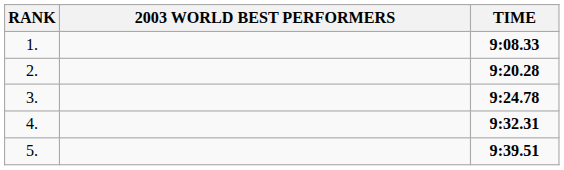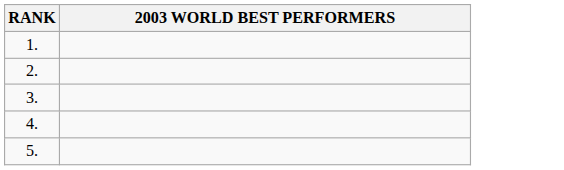- column: (514, 18)
